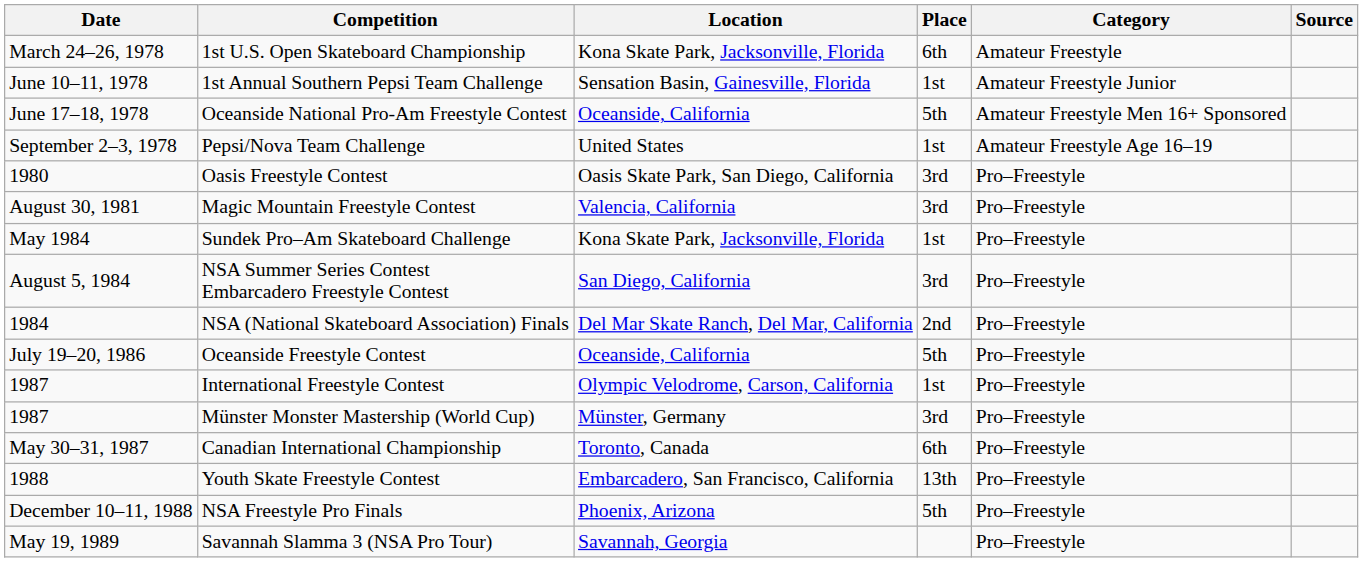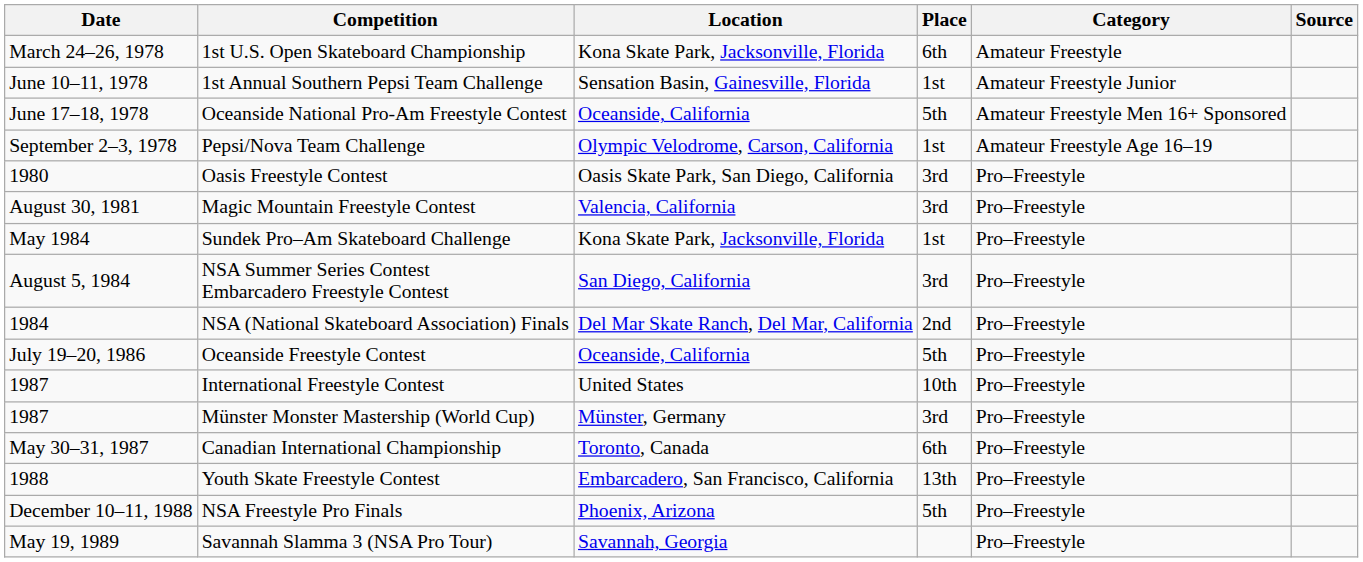(631, 144) United States -> (736, 144) Olympic Velodrome, Carson, California
(736, 385) Olympic Velodrome, Carson, California -> (631, 385) United States
(933, 385) 1st -> (939, 385) 10th
